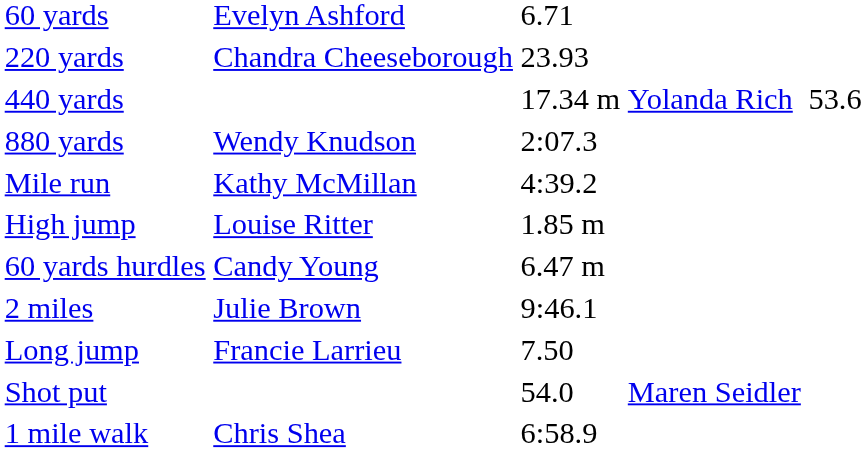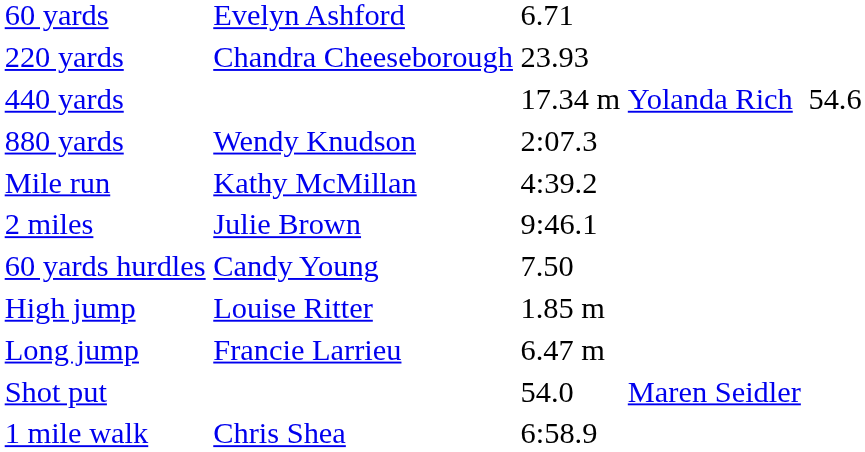(835, 98) 53.6 -> (835, 98) 54.6
rows swapped: (49, 307) <-> (70, 224)
(563, 266) 6.47 m -> (547, 266) 7.50
(547, 349) 7.50 -> (563, 349) 6.47 m
